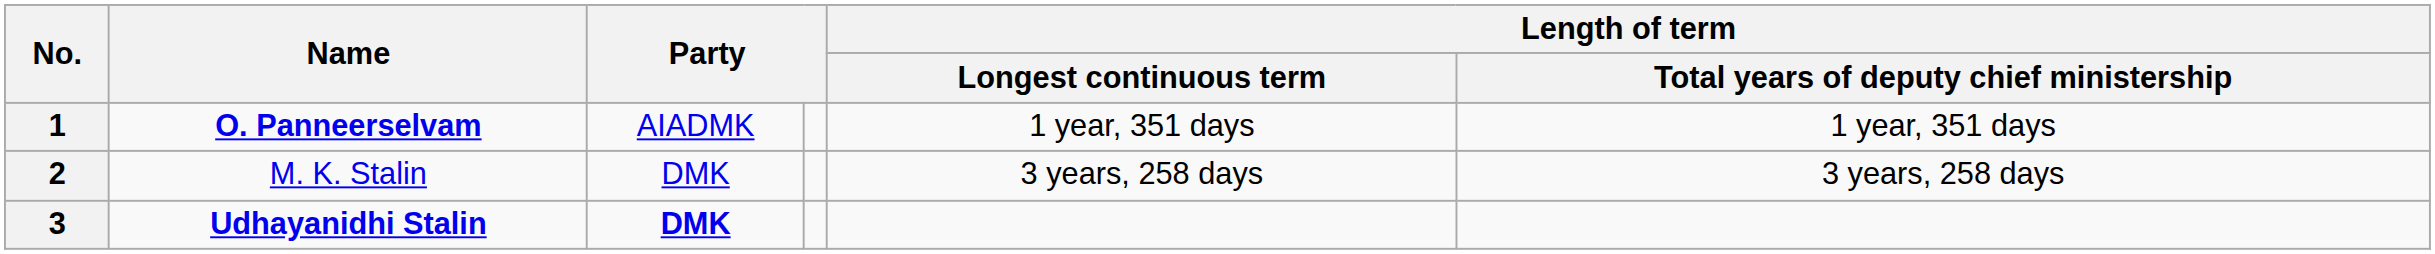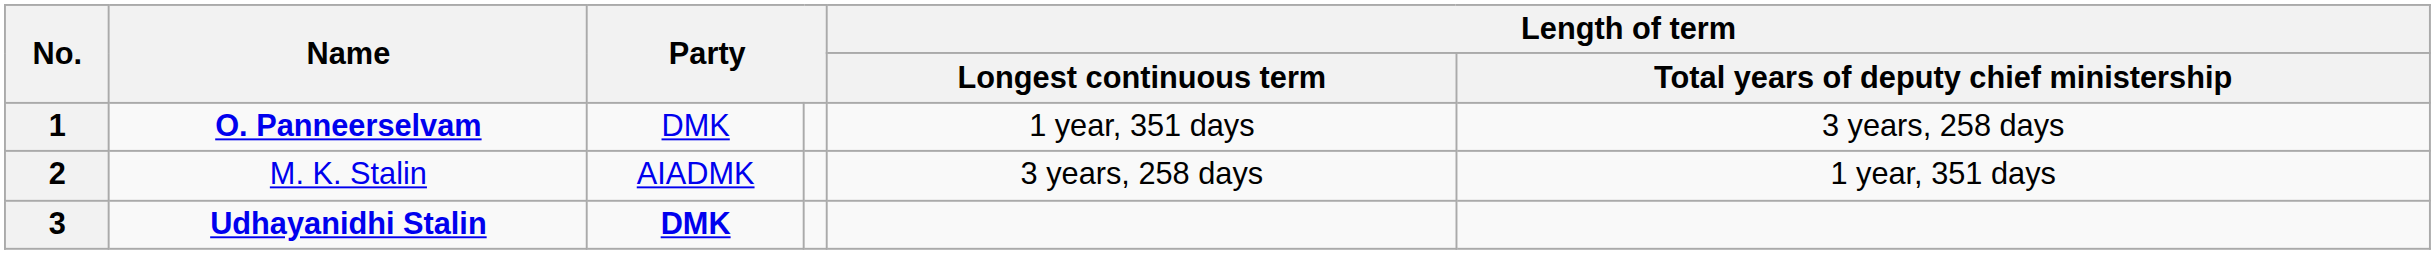(696, 126) AIADMK -> (696, 126) DMK
(1943, 126) 1 year, 351 days -> (1943, 126) 3 years, 258 days
(696, 175) DMK -> (696, 175) AIADMK
(1943, 175) 3 years, 258 days -> (1943, 175) 1 year, 351 days
